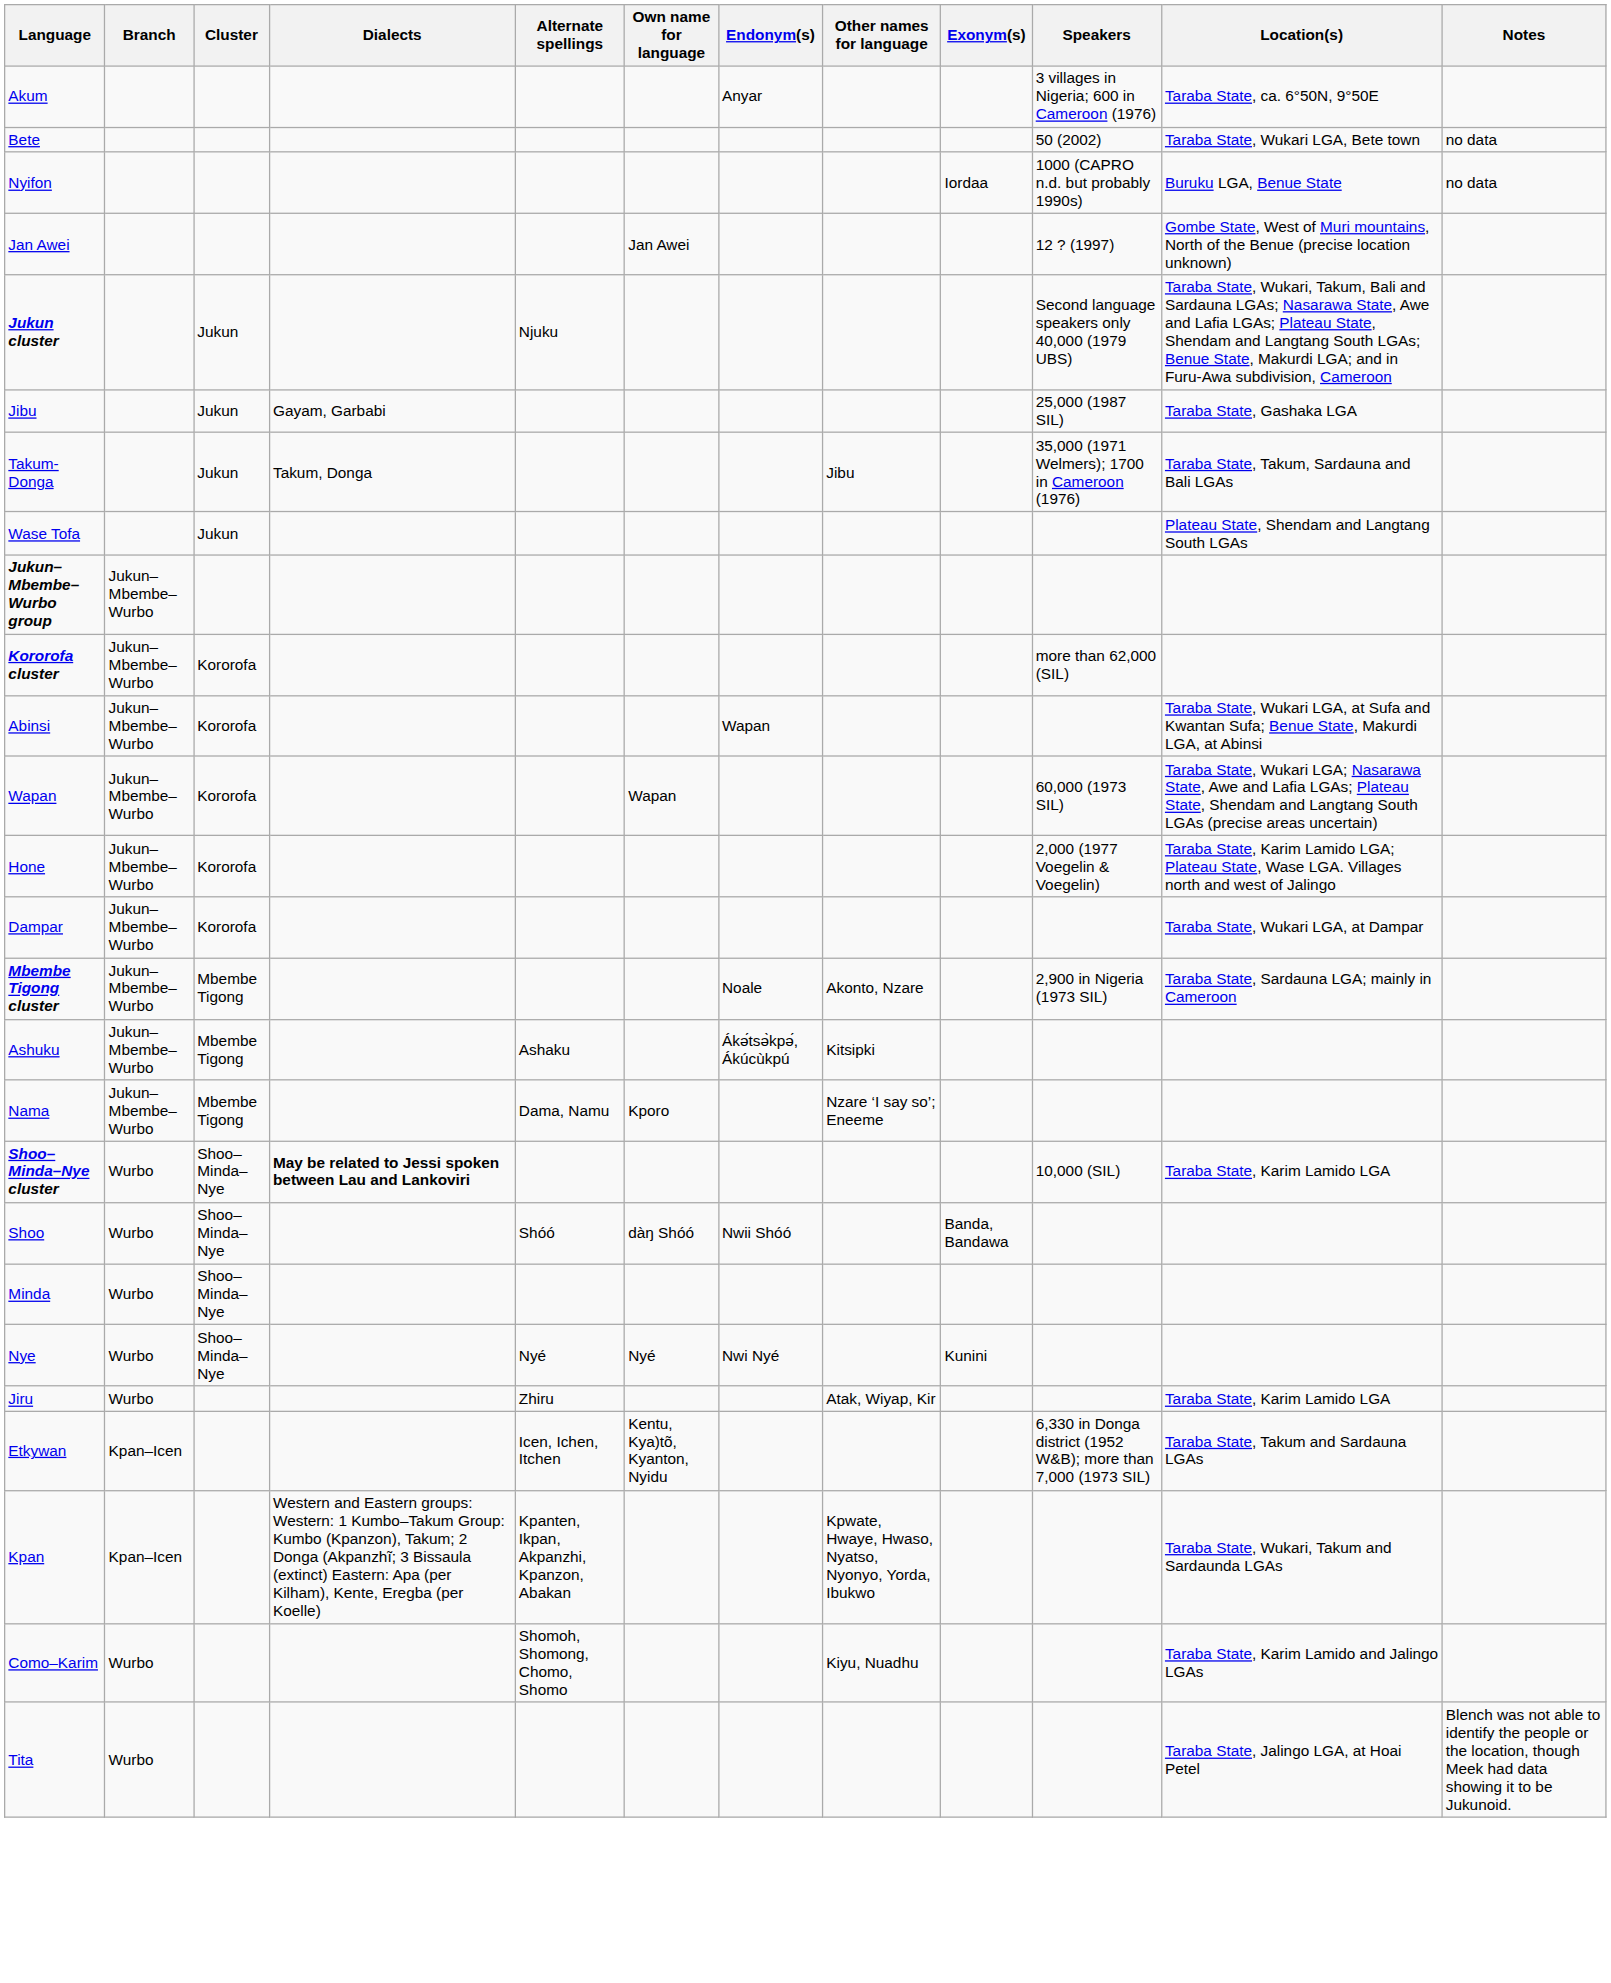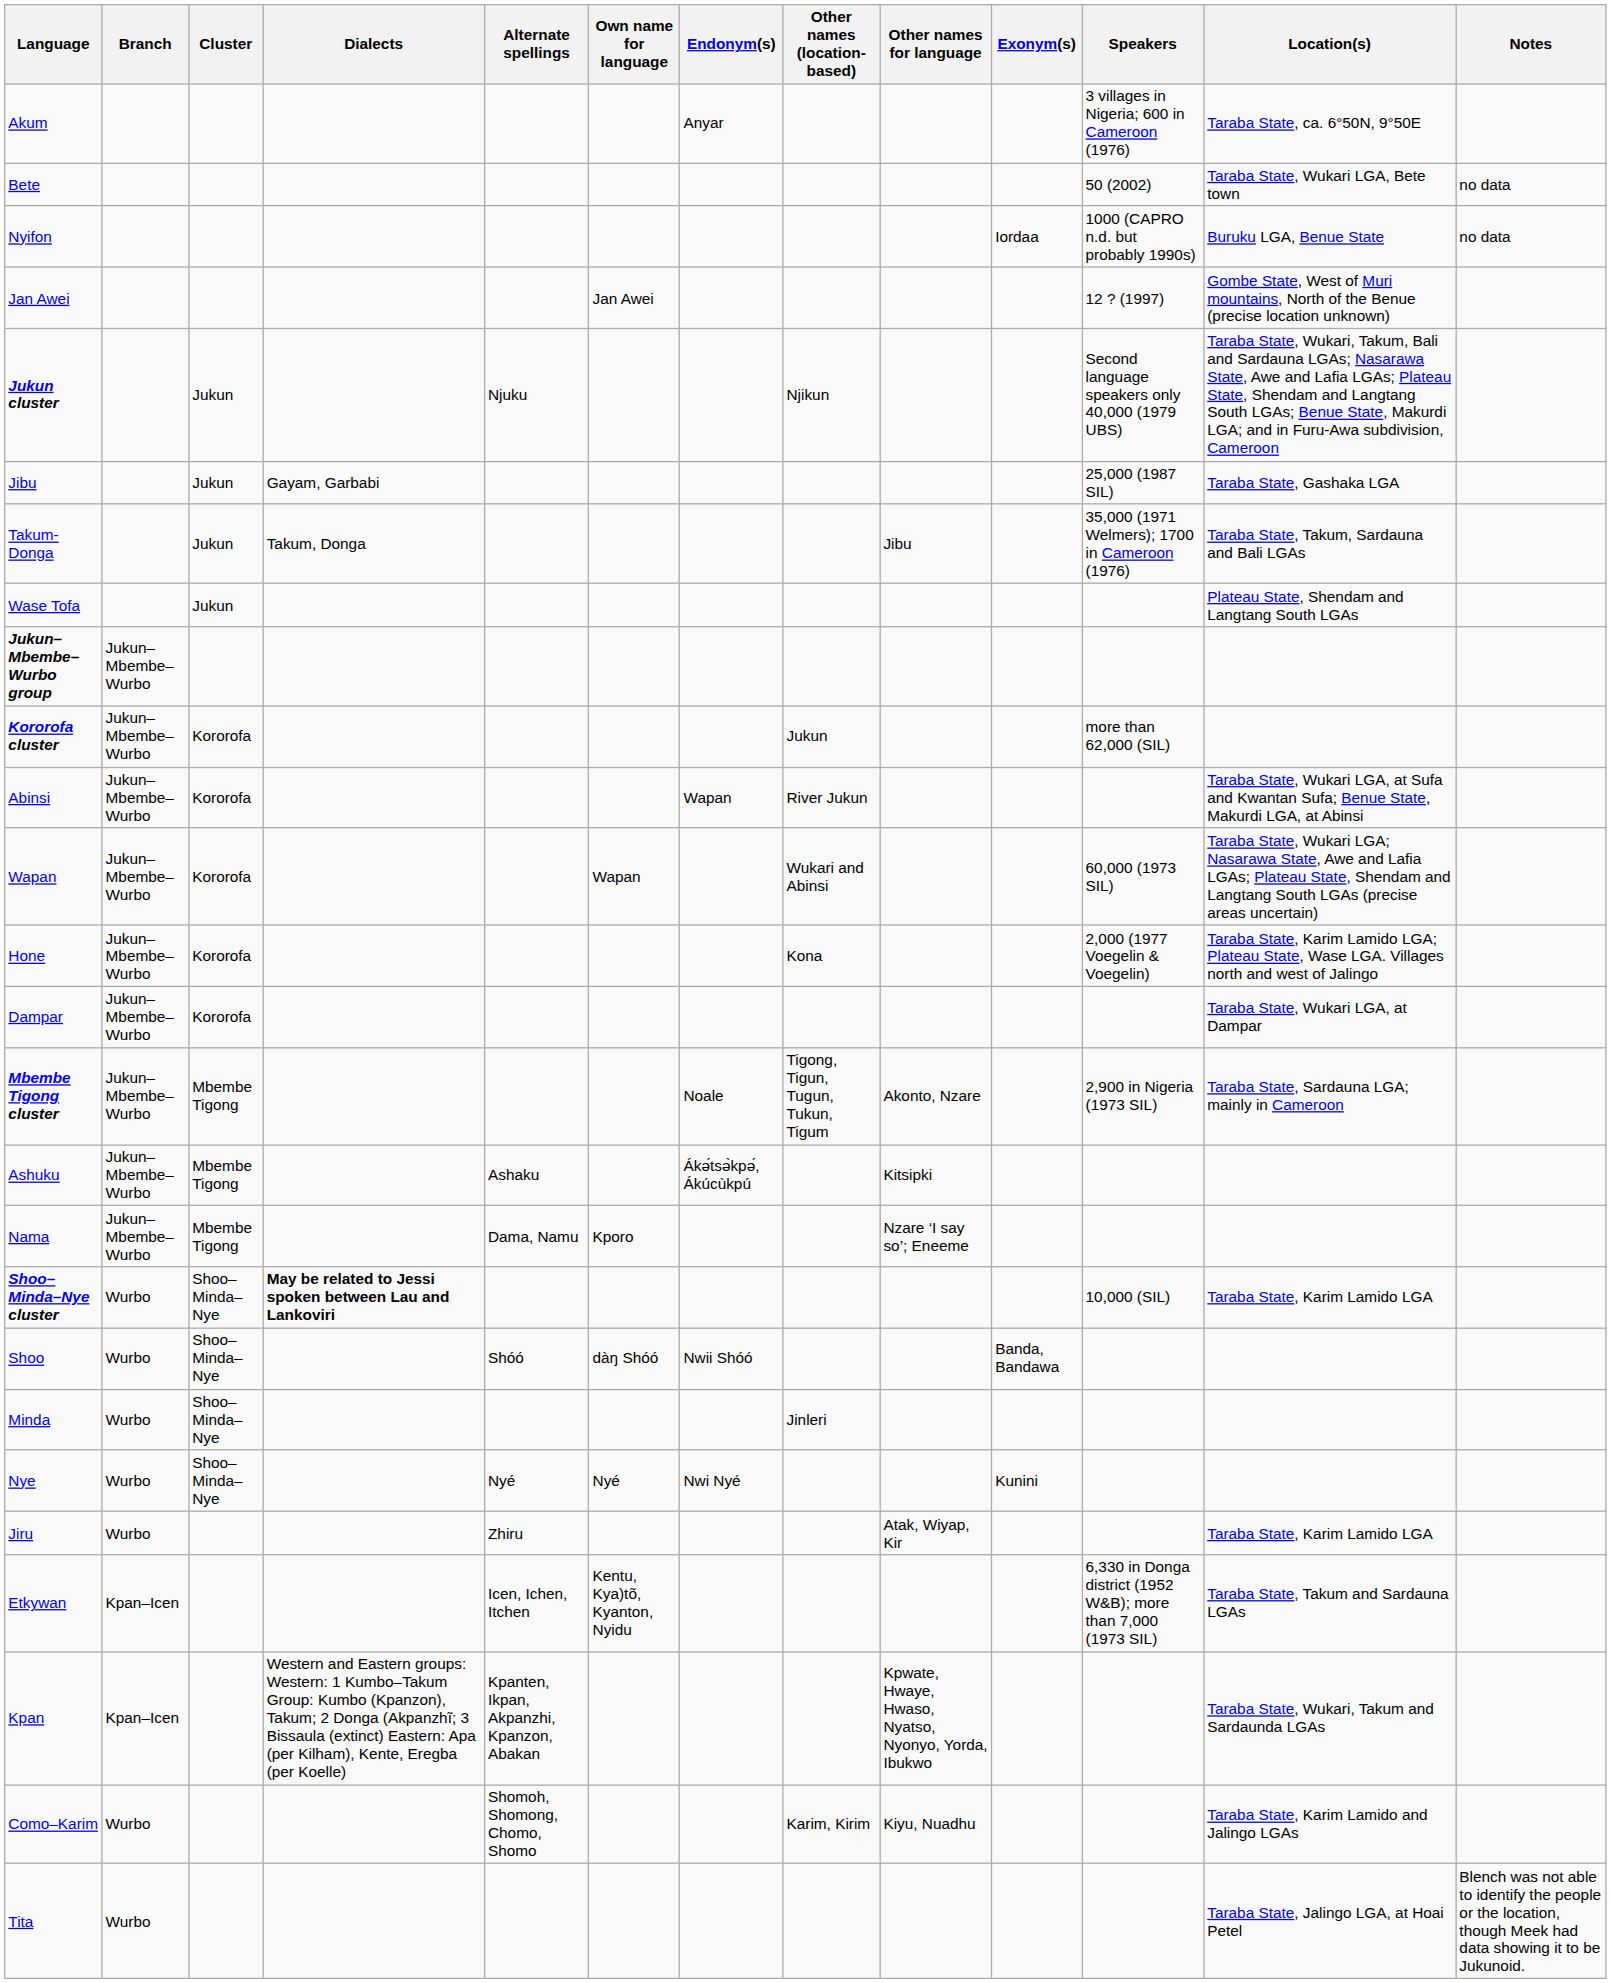+ column: (831, 44)
